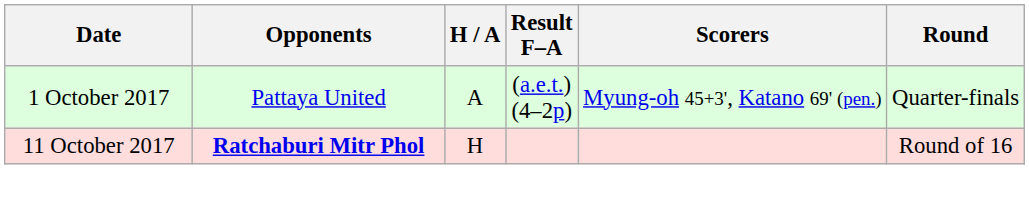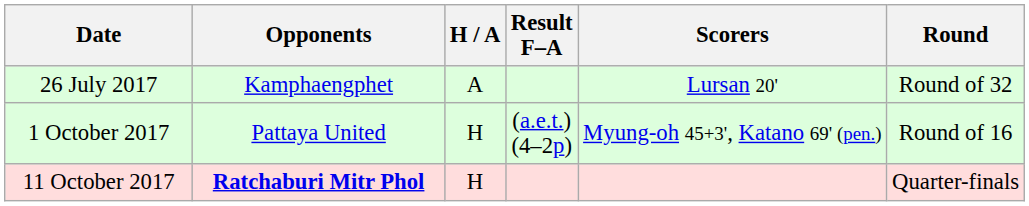+ row: (99, 84)
(475, 96) A -> (475, 132) H
(956, 96) Quarter-finals -> (956, 132) Round of 16
(956, 145) Round of 16 -> (956, 181) Quarter-finals
